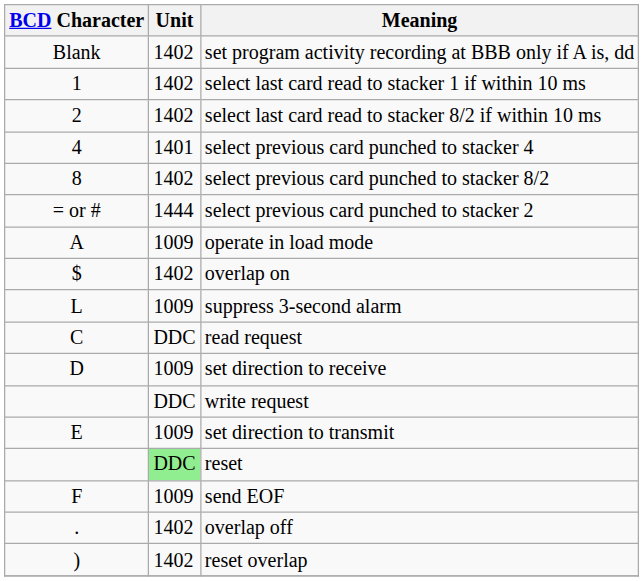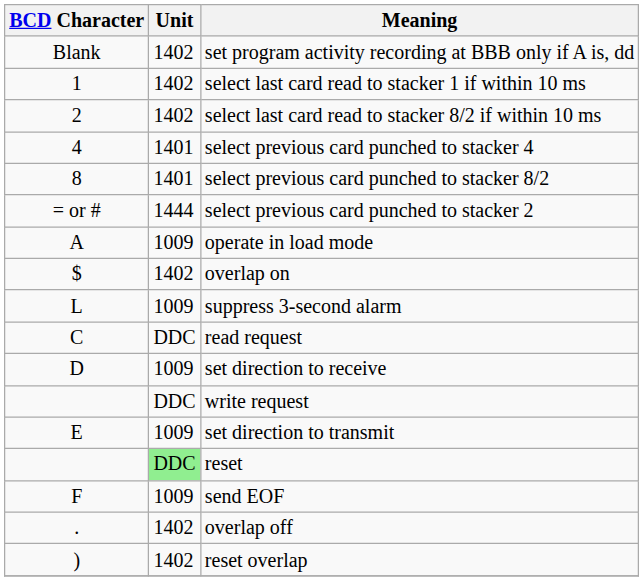(173, 178) 1402 -> (173, 178) 1401
